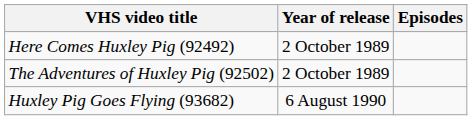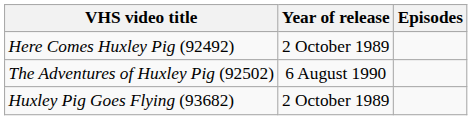(336, 73) 2 October 1989 -> (336, 73) 6 August 1990
(336, 100) 6 August 1990 -> (336, 100) 2 October 1989
